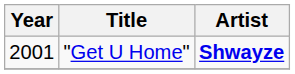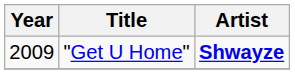(32, 52) 2001 -> (32, 52) 2009
